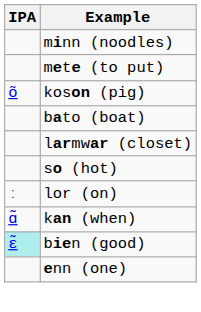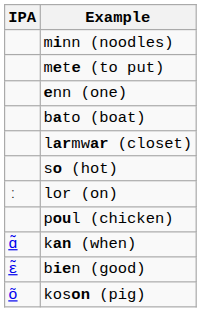rows swapped: (85, 269) <-> (95, 93)
+ row: (108, 219)
(13, 244) paleturquoise background -> (13, 269) no background
